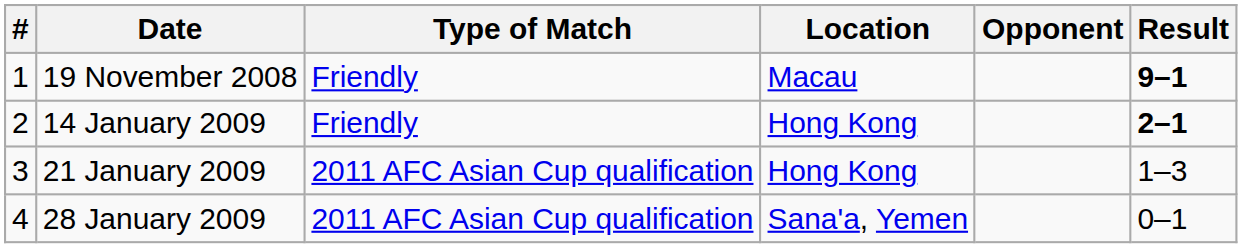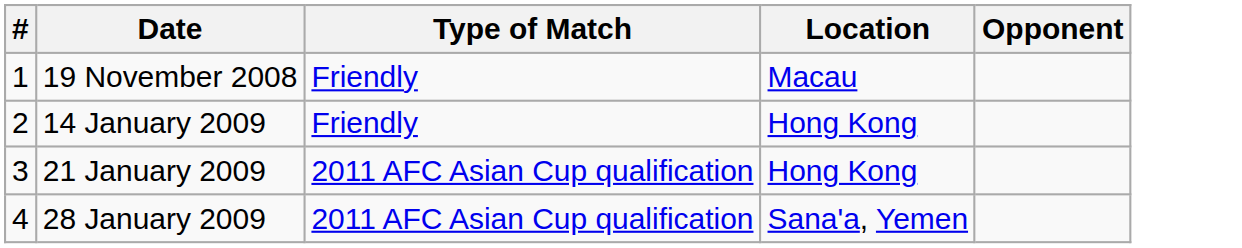- column: (1183, 29)
